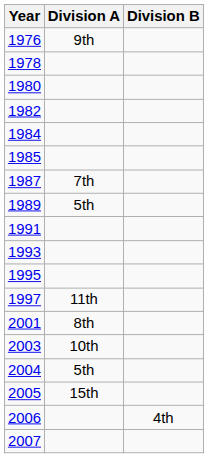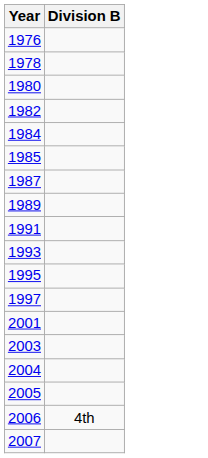- column: (84, 16)
